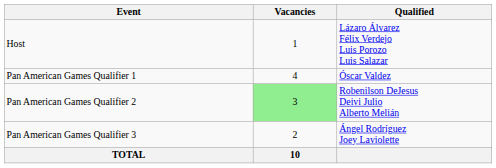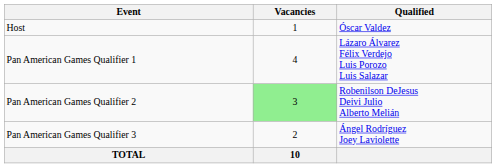(369, 44) Lázaro Álvarez Félix Verdejo Luis Porozo Luis Salazar -> (365, 27) Óscar Valdez
(365, 76) Óscar Valdez -> (369, 59) Lázaro Álvarez Félix Verdejo Luis Porozo Luis Salazar
